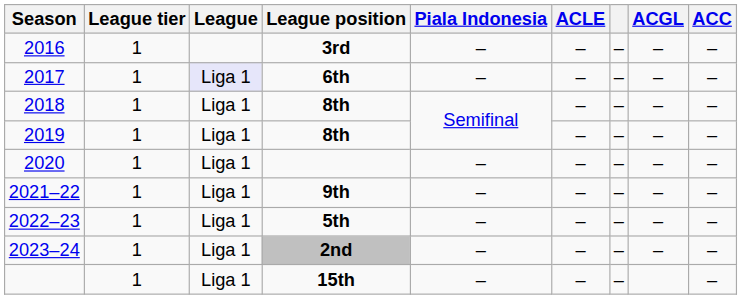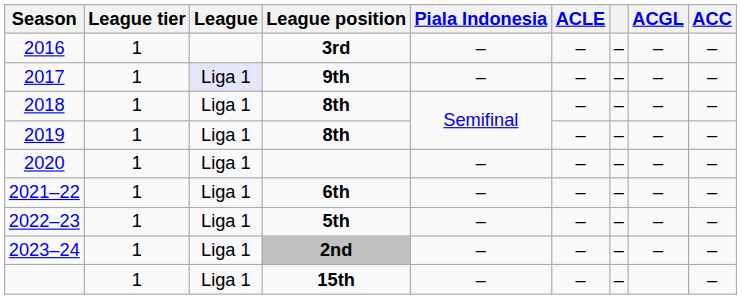(336, 76) 6th -> (336, 76) 9th
(336, 192) 9th -> (336, 192) 6th
